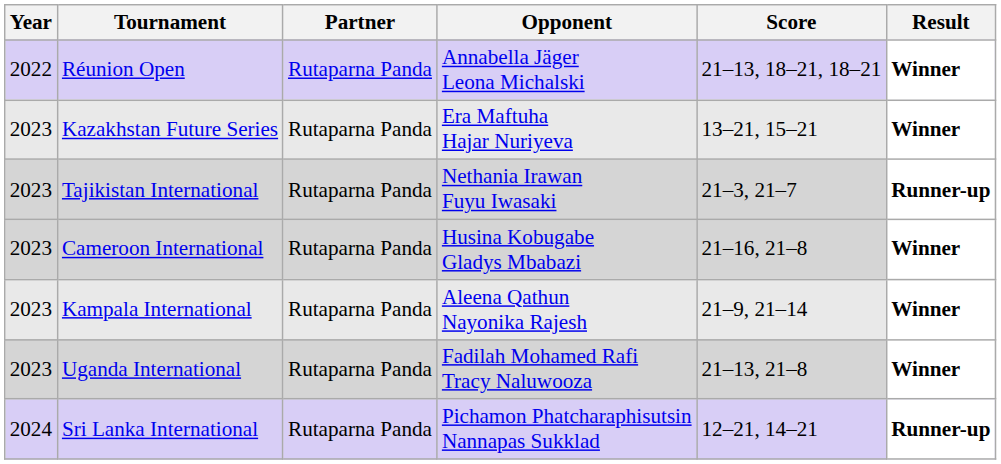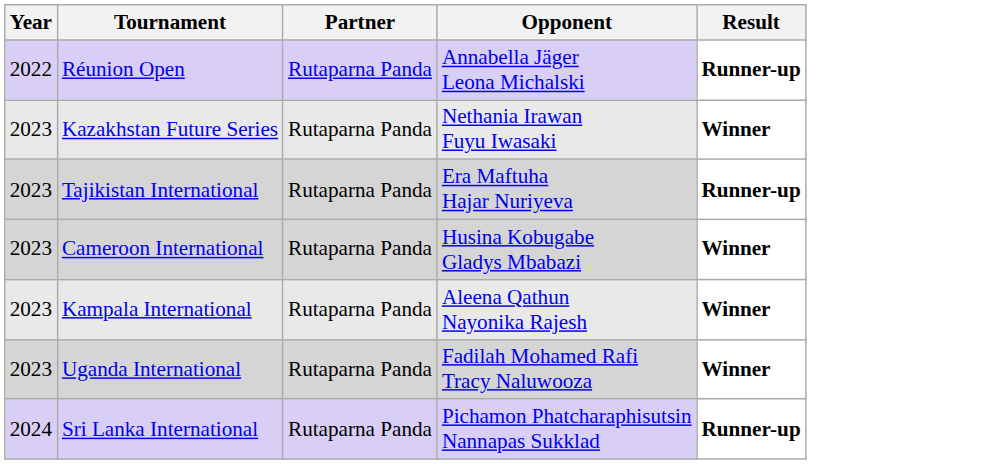- column: (791, 22)
(926, 69) Winner -> (751, 69) Runner-up
(507, 129) Era Maftuha Hajar Nuriyeva -> (512, 129) Nethania Irawan Fuyu Iwasaki
(512, 189) Nethania Irawan Fuyu Iwasaki -> (507, 189) Era Maftuha Hajar Nuriyeva
